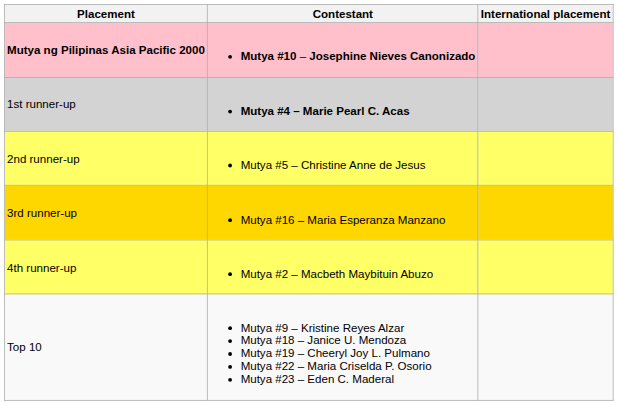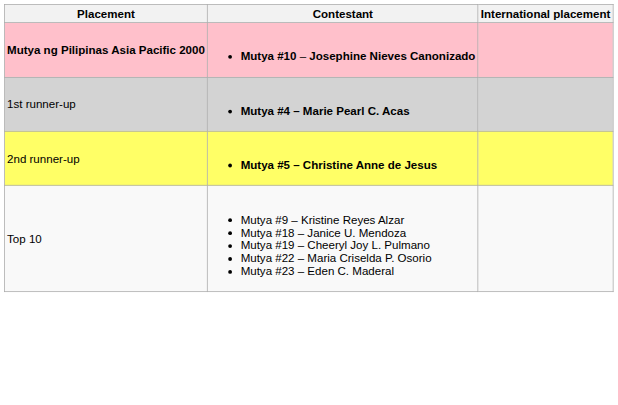(343, 165) normal -> (343, 165) bold
- row: (42, 213)
- row: (42, 267)
